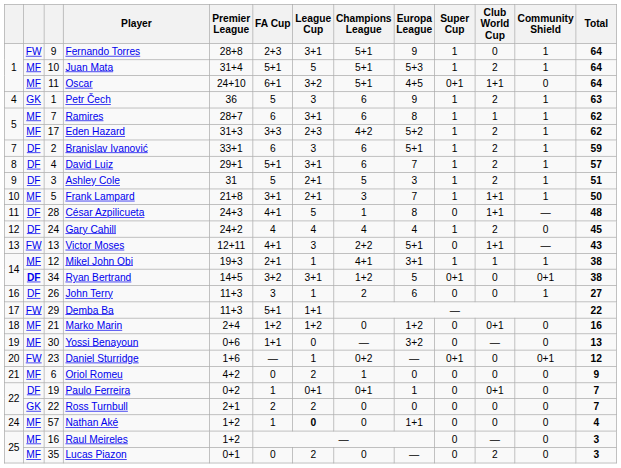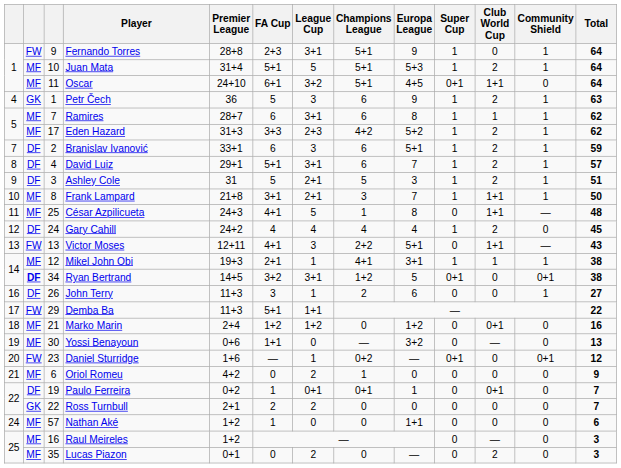(54, 197) 5 -> (54, 197) 8
(34, 213) DF -> (34, 213) MF
(54, 213) 28 -> (54, 213) 25
(313, 423) bold -> (313, 423) normal
(596, 423) 4 -> (596, 423) 6
